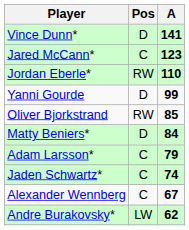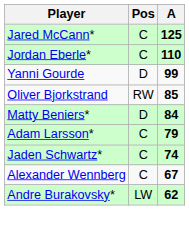- row: (42, 34)
(171, 54) 123 -> (171, 34) 125
(143, 74) RW -> (143, 54) C
